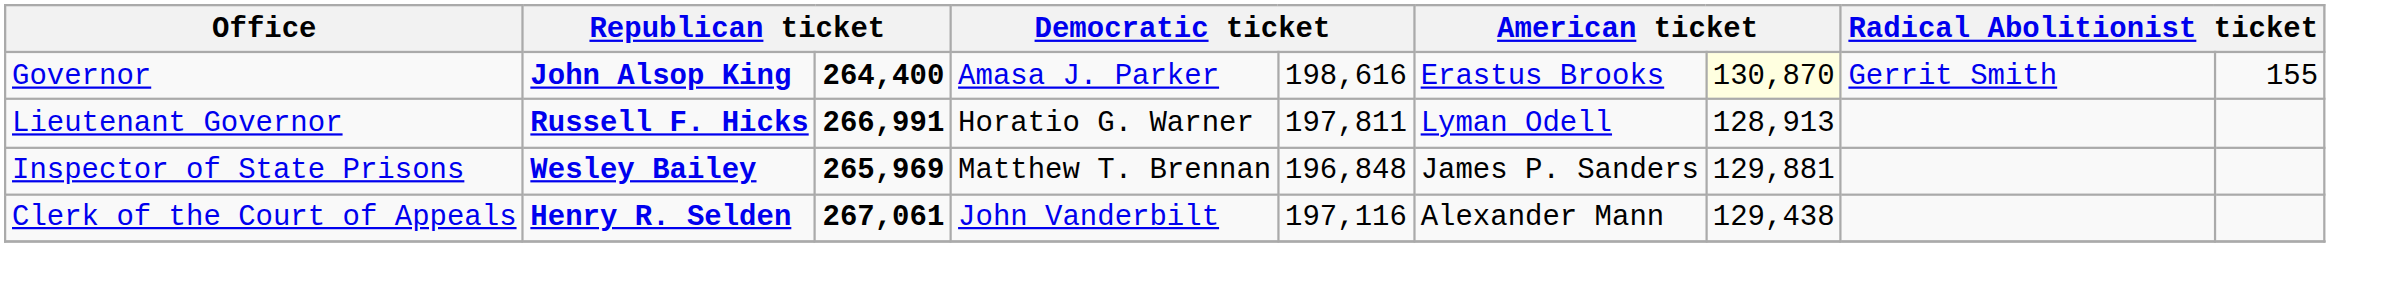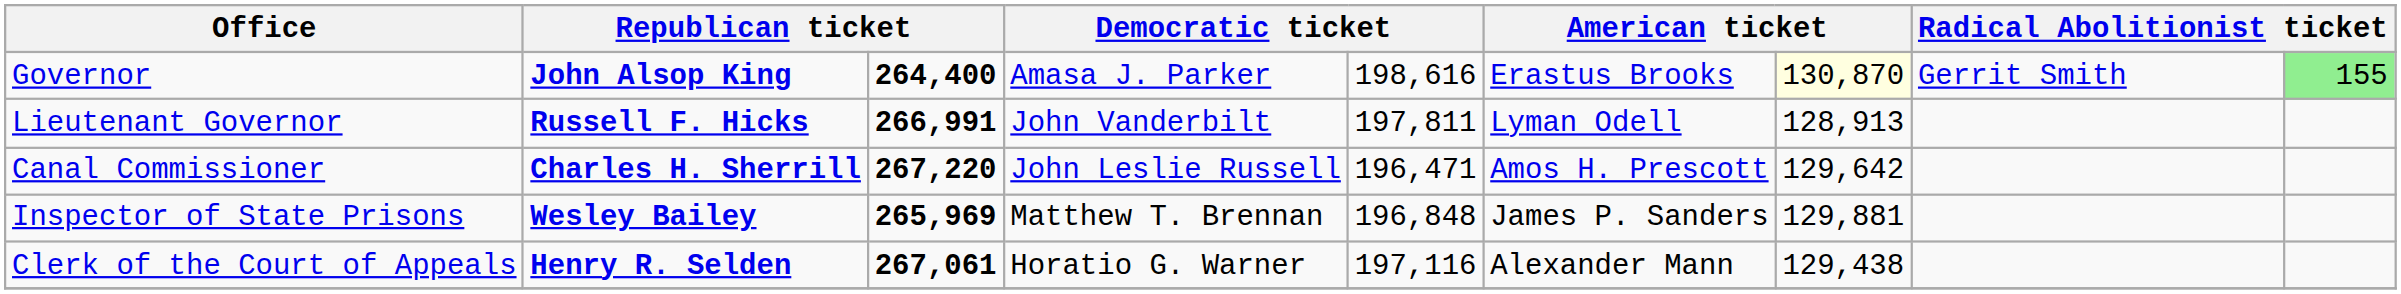(2292, 76) no background -> (2362, 76) lightgreen background
(1106, 123) Horatio G. Warner -> (1141, 123) John Vanderbilt
+ row: (169, 170)
(1089, 218) John Vanderbilt -> (1158, 265) Horatio G. Warner
